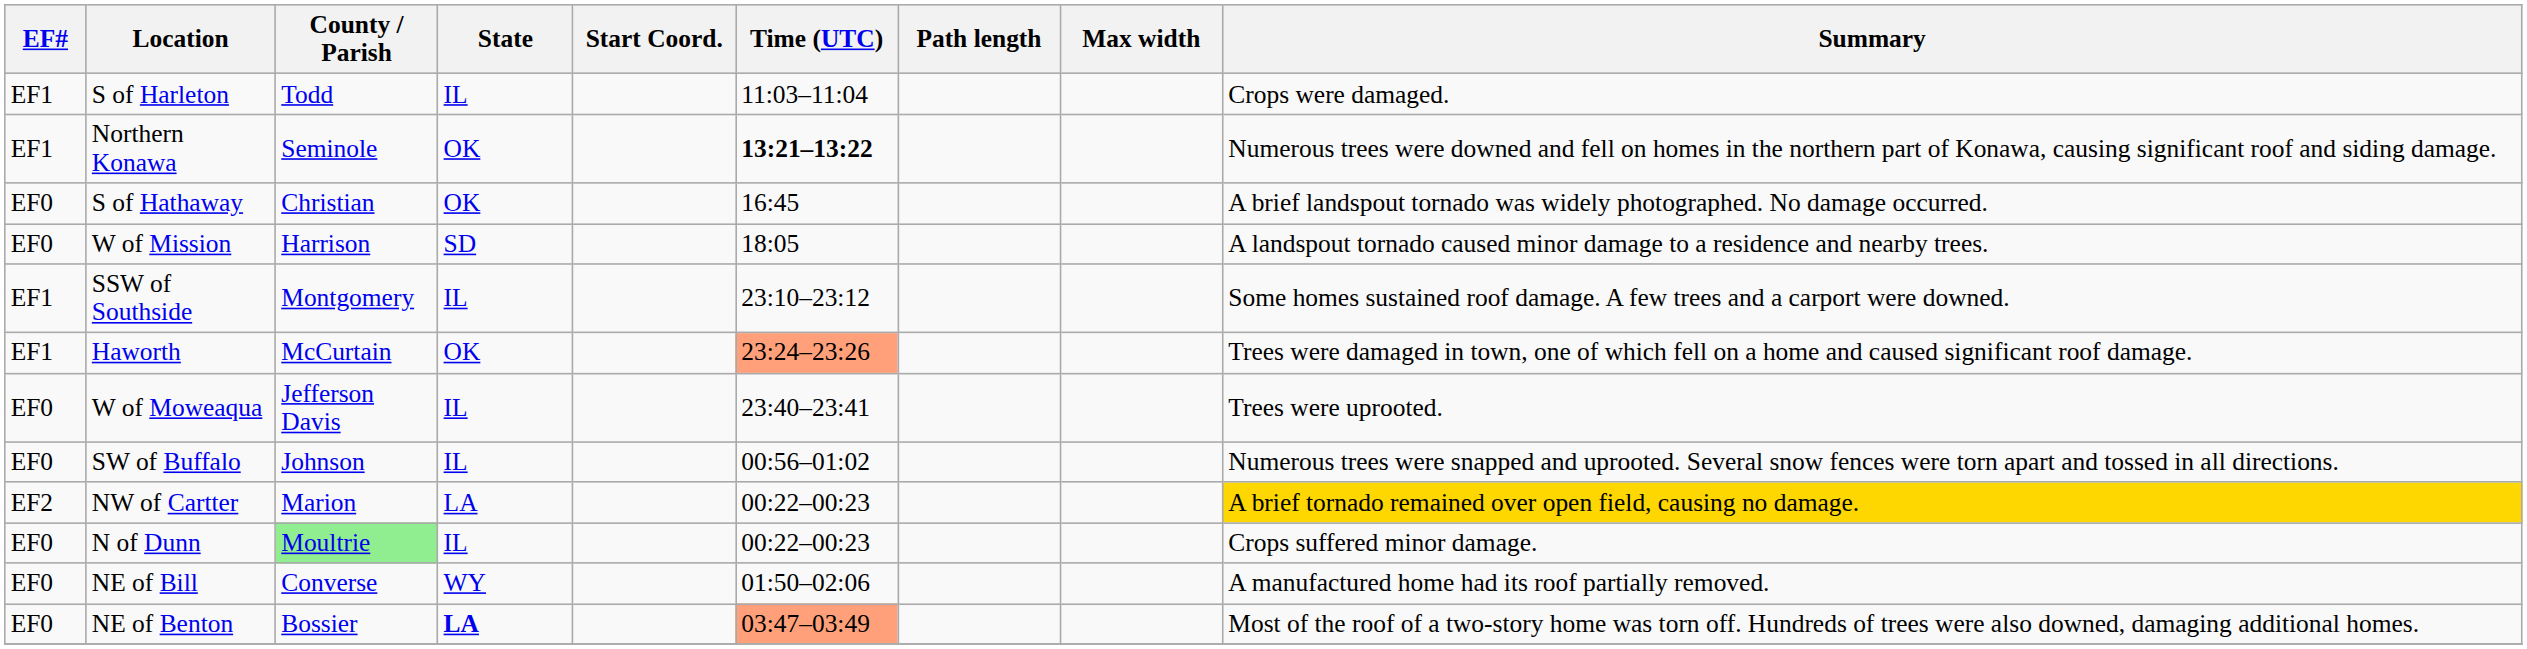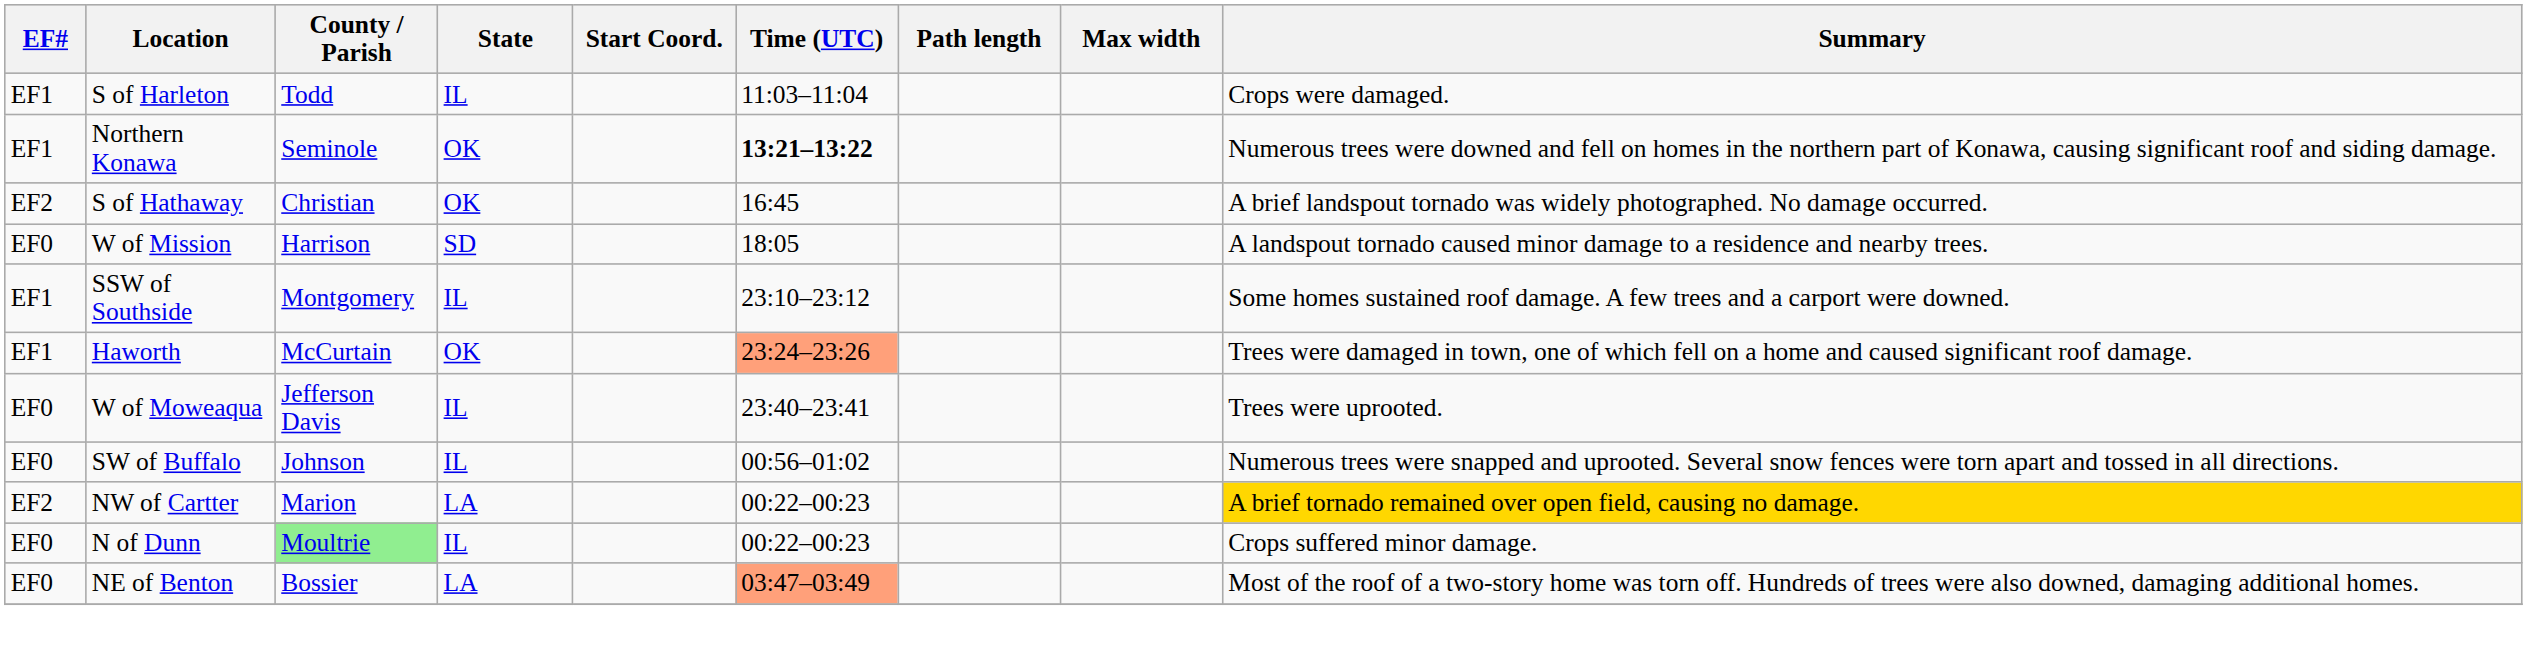(32, 202) EF0 -> (32, 202) EF2
- row: (145, 582)
(461, 623) bold -> (461, 582) normal
